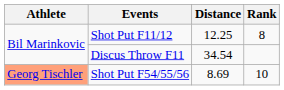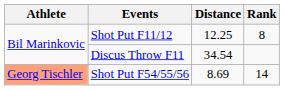(262, 74) 10 -> (262, 74) 14
